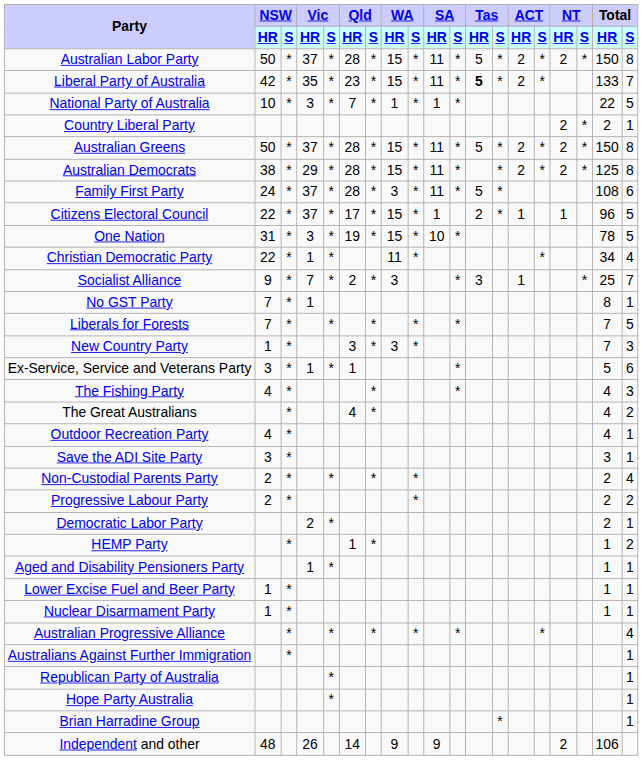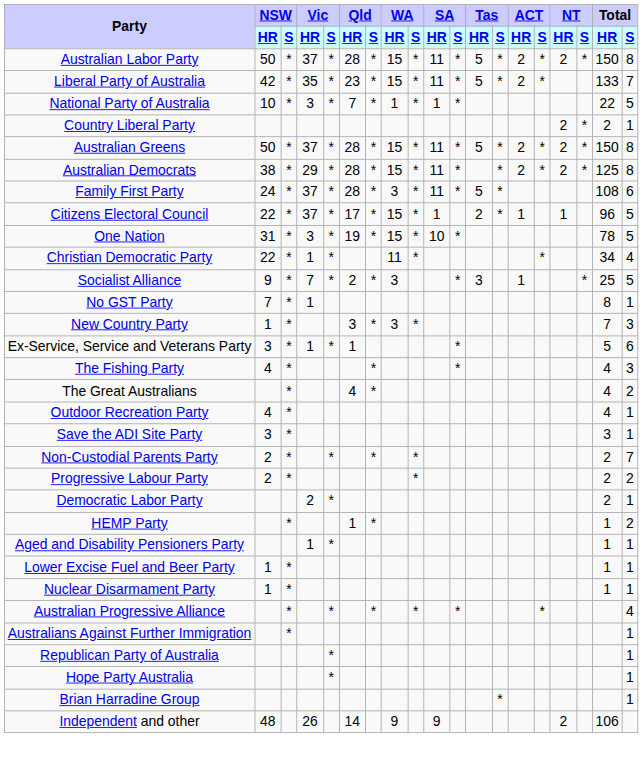(479, 81) bold -> (479, 81) normal
(630, 280) 7 -> (630, 280) 5
- row: (129, 324)
(630, 479) 4 -> (630, 457) 7
